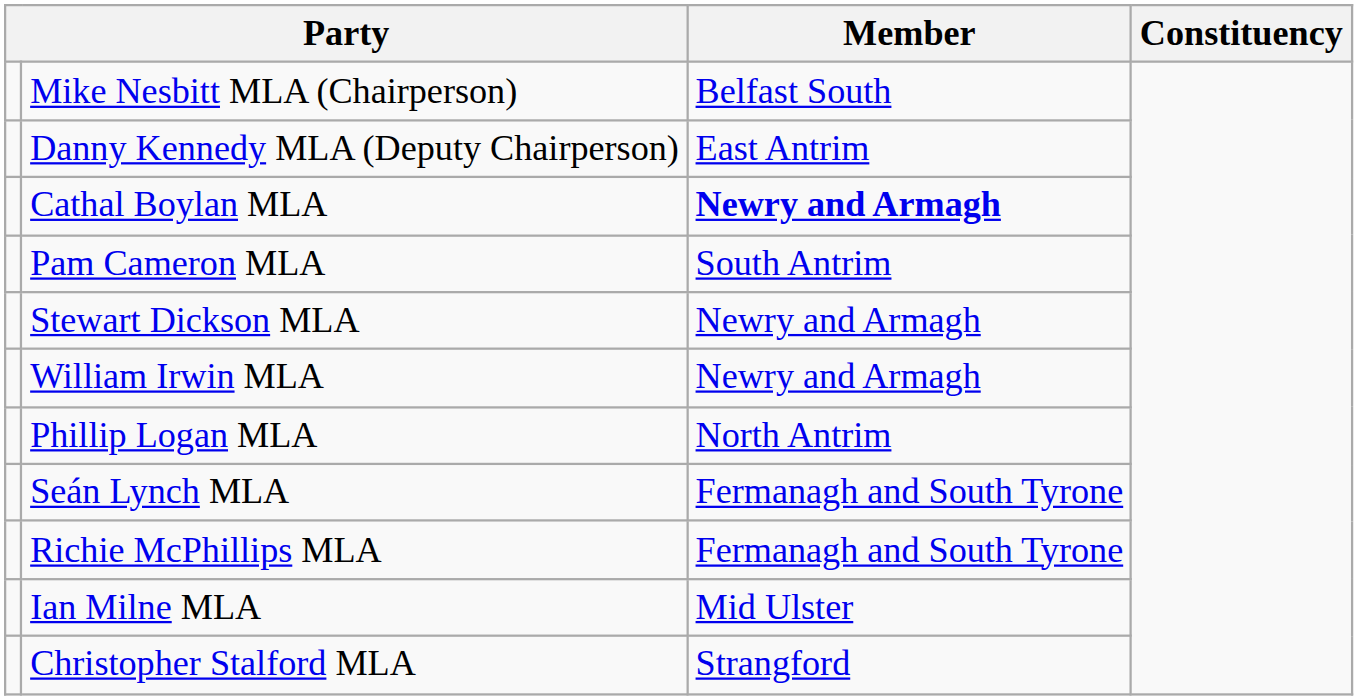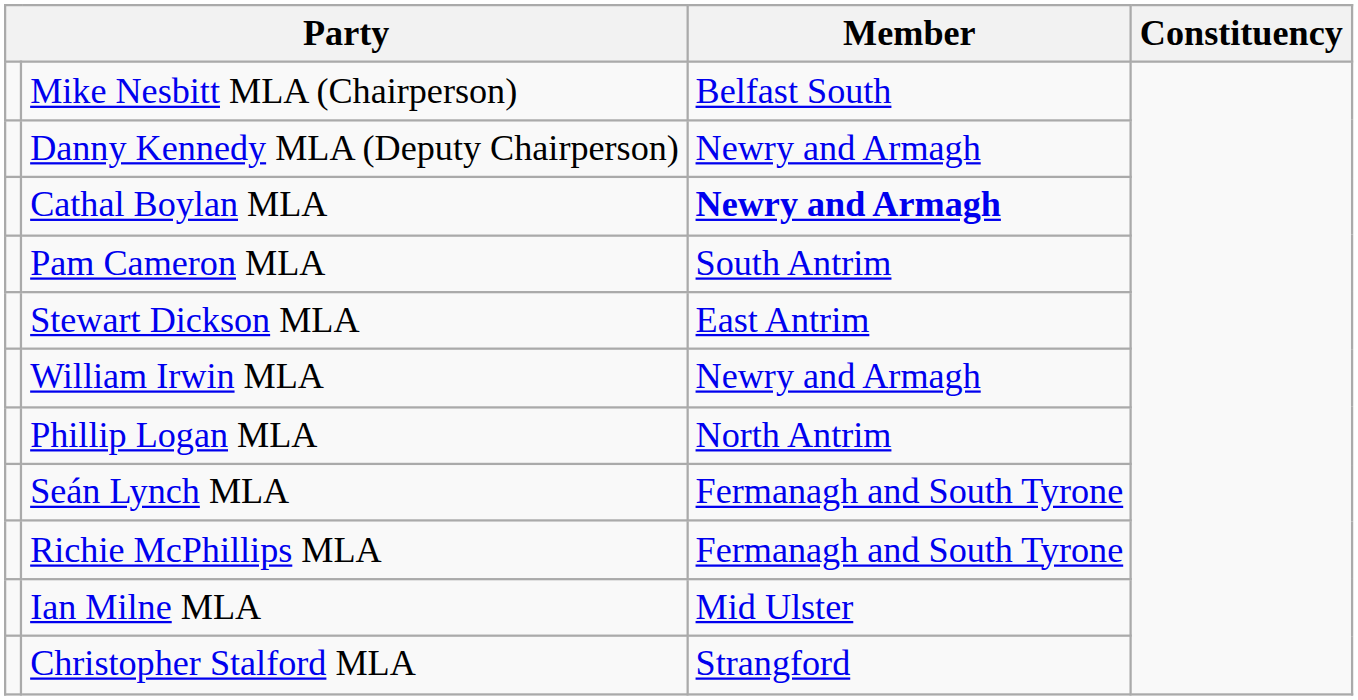(782, 147) East Antrim -> (838, 147) Newry and Armagh
(838, 319) Newry and Armagh -> (782, 319) East Antrim
